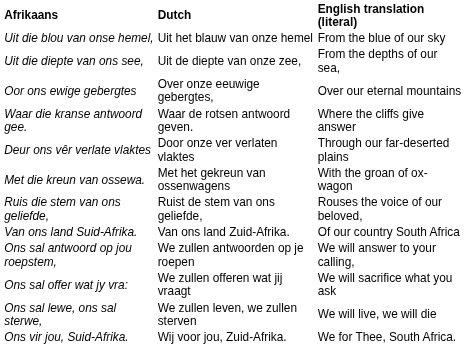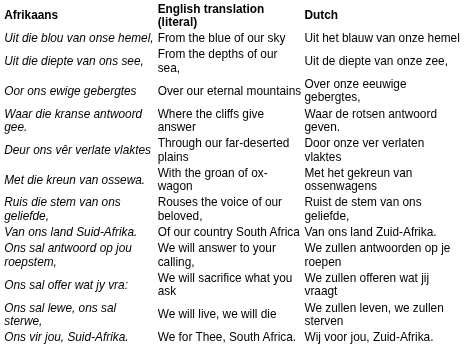columns swapped: (174, 15) <-> (371, 15)
